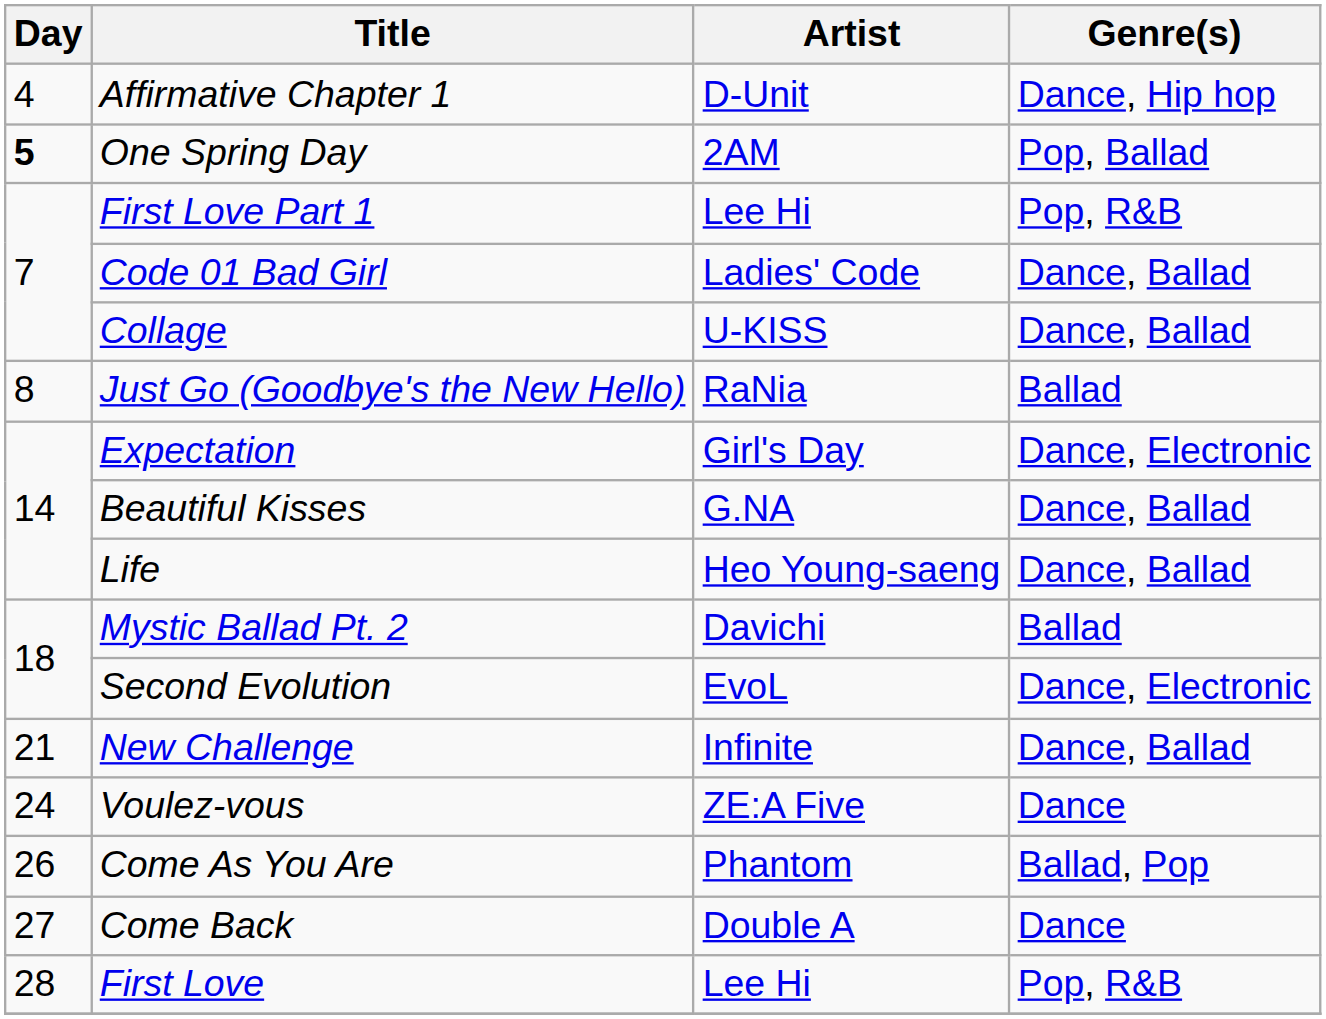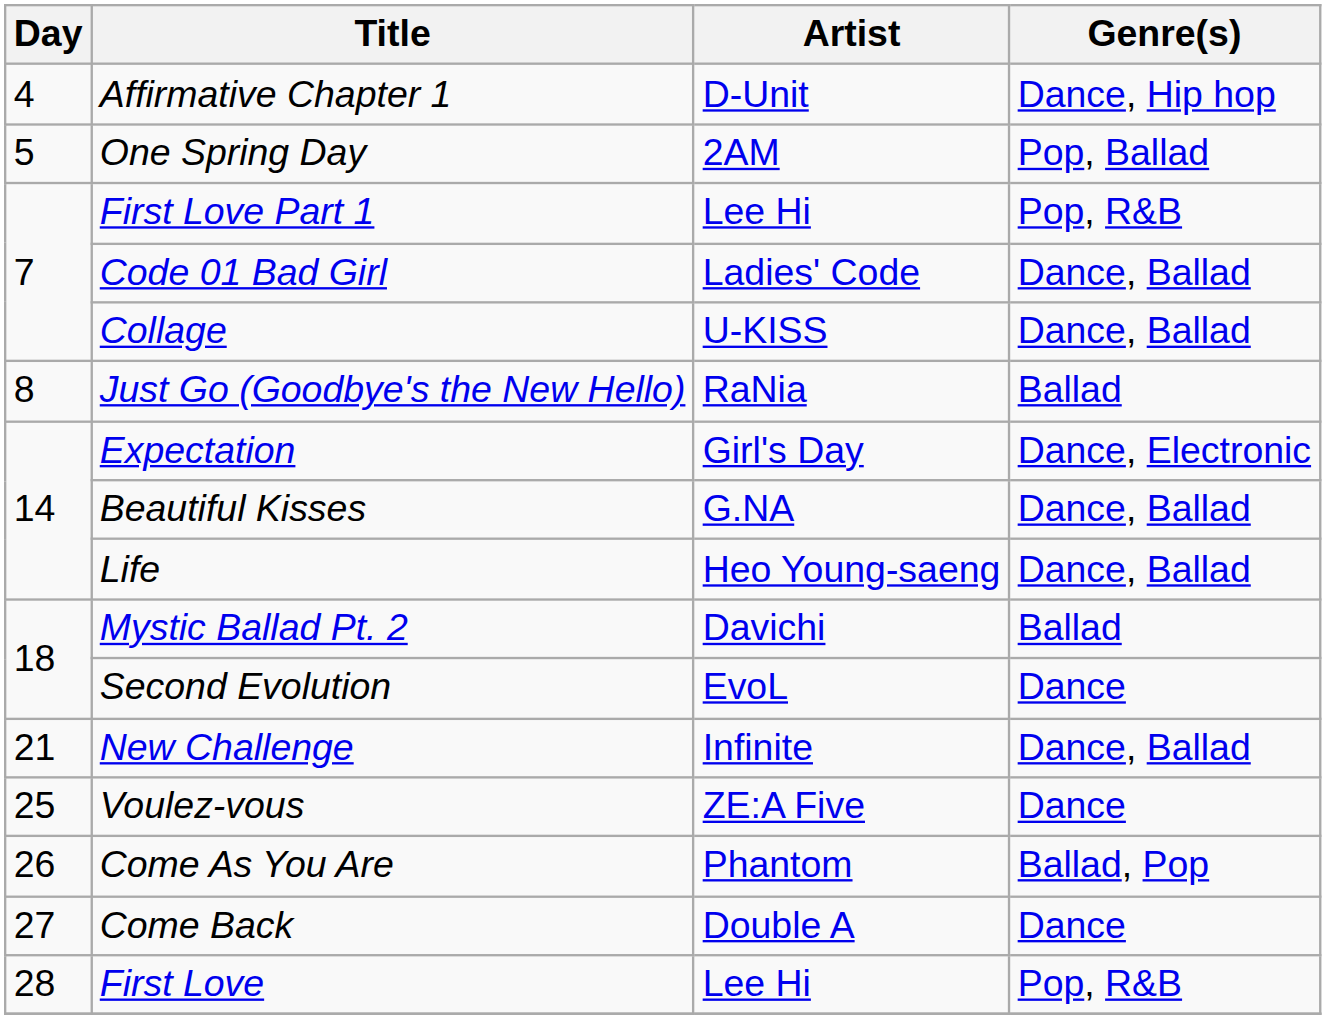(24, 152) bold -> (24, 152) normal
(1164, 687) Dance, Electronic -> (1072, 687) Dance
(35, 806) 24 -> (35, 806) 25
